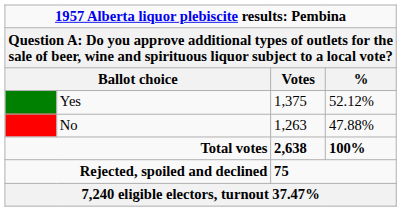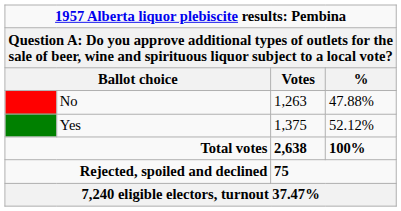rows swapped: (70, 102) <-> (69, 125)
